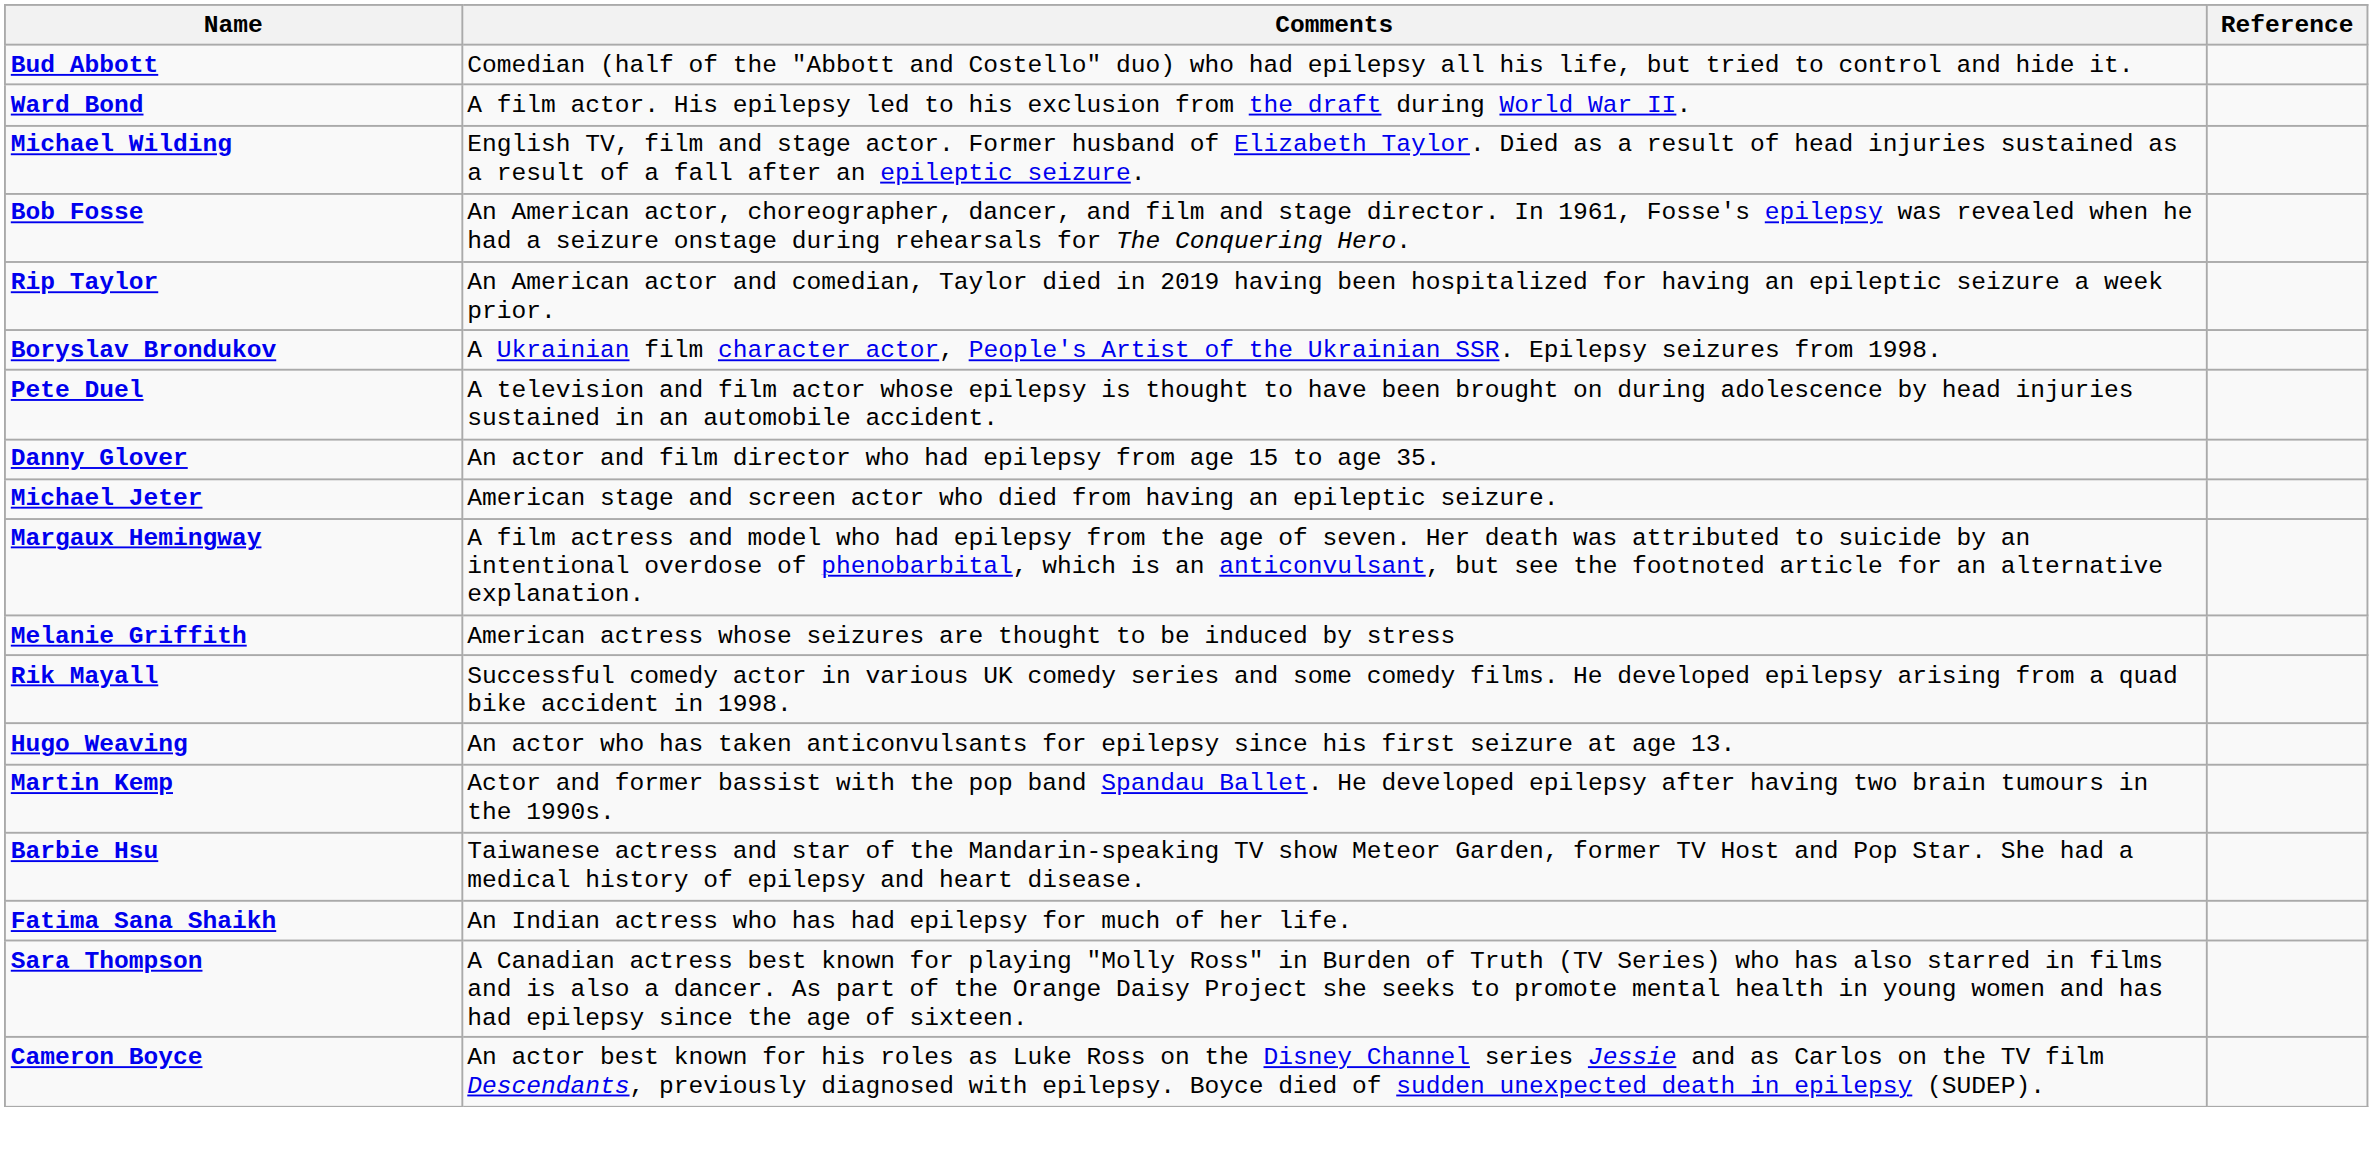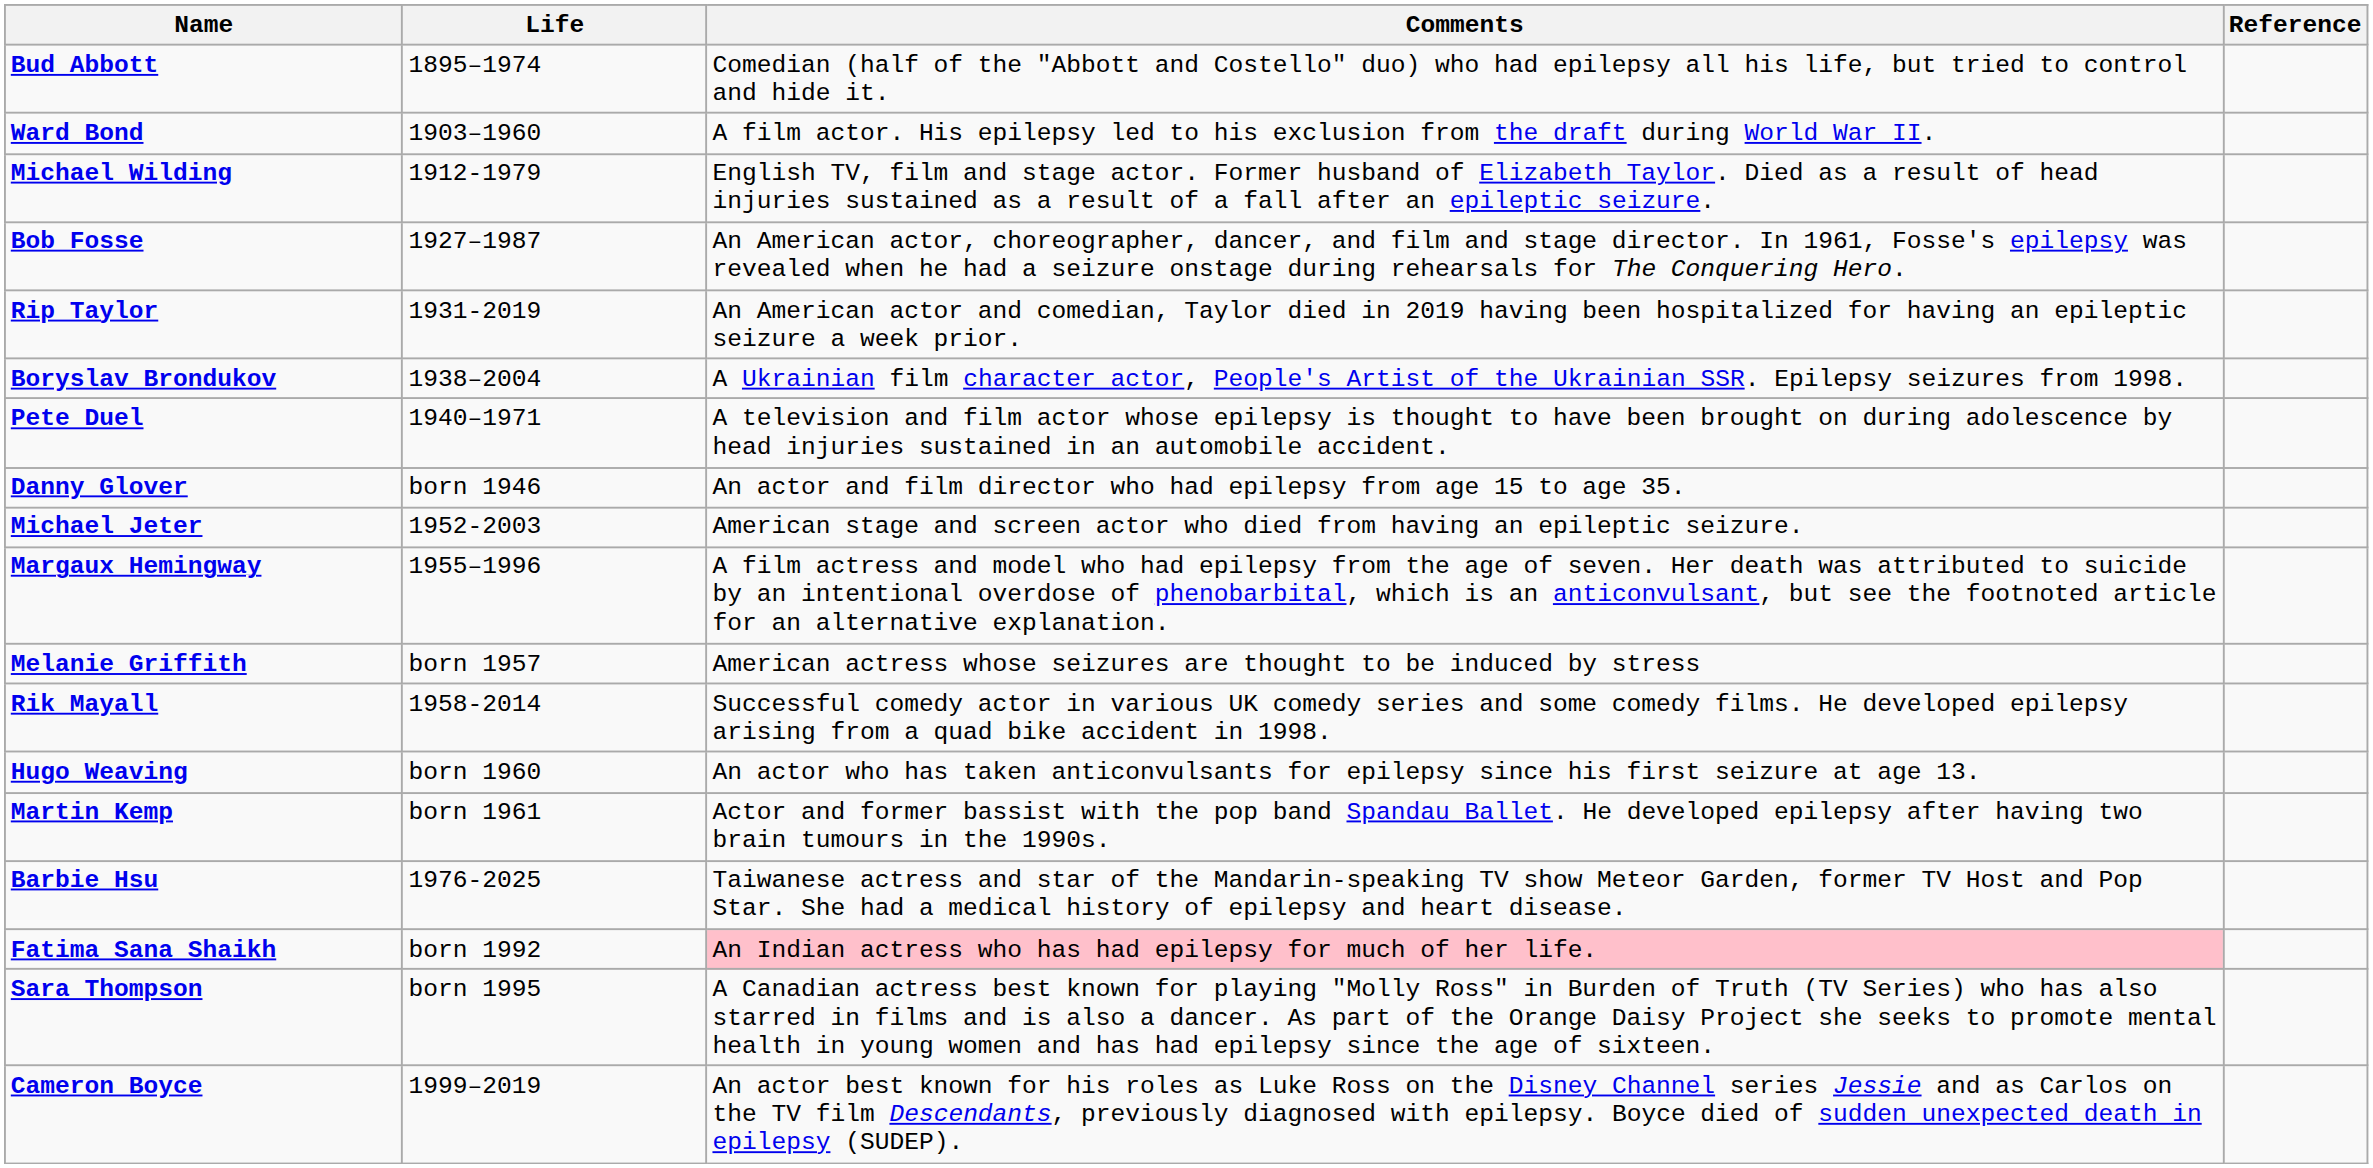+ column: (555, 25)
(910, 921) no background -> (1155, 949) pink background
